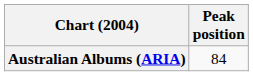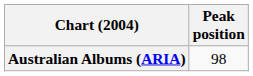(219, 58) 84 -> (219, 58) 98
